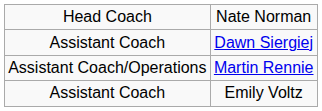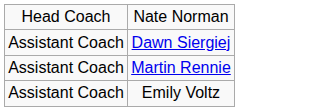(107, 67) Assistant Coach/Operations -> (66, 67) Assistant Coach
